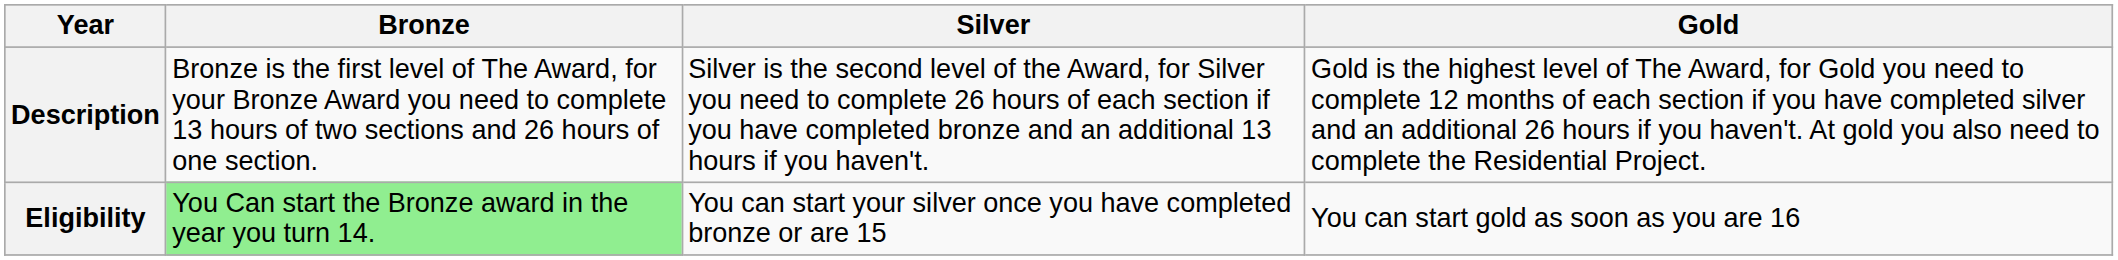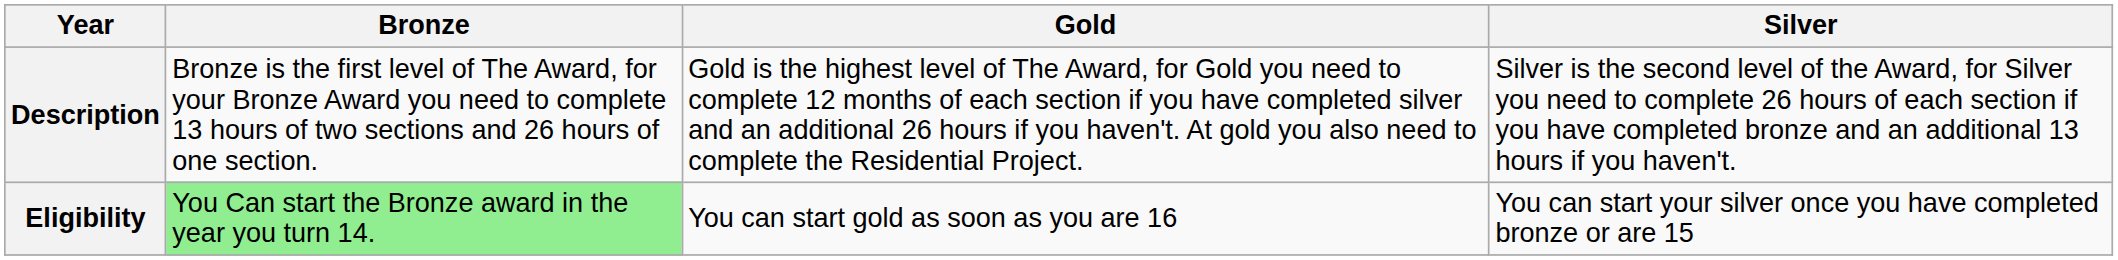columns swapped: (993, 25) <-> (1709, 25)
